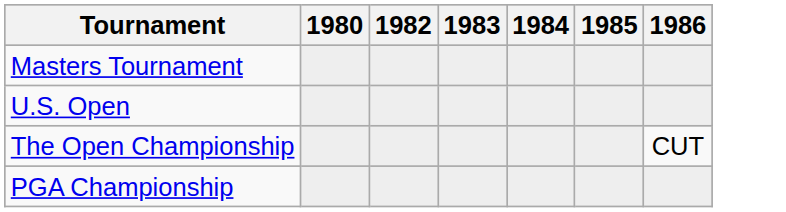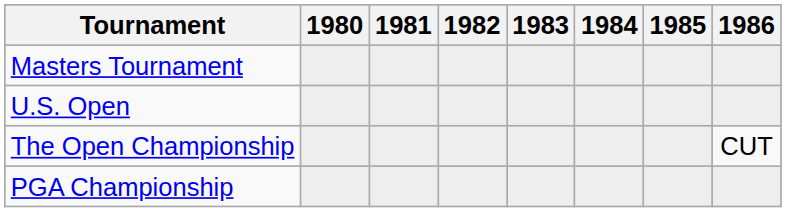+ column: (403, 25)
